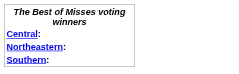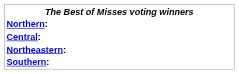+ row: (27, 24)
